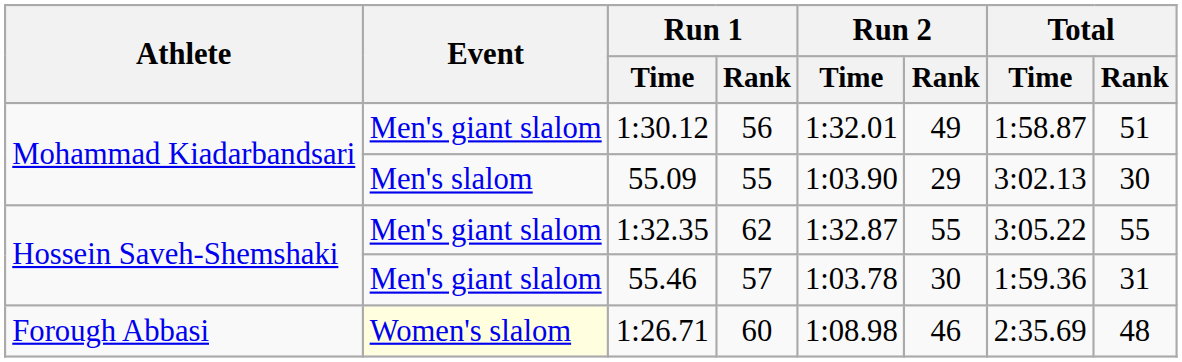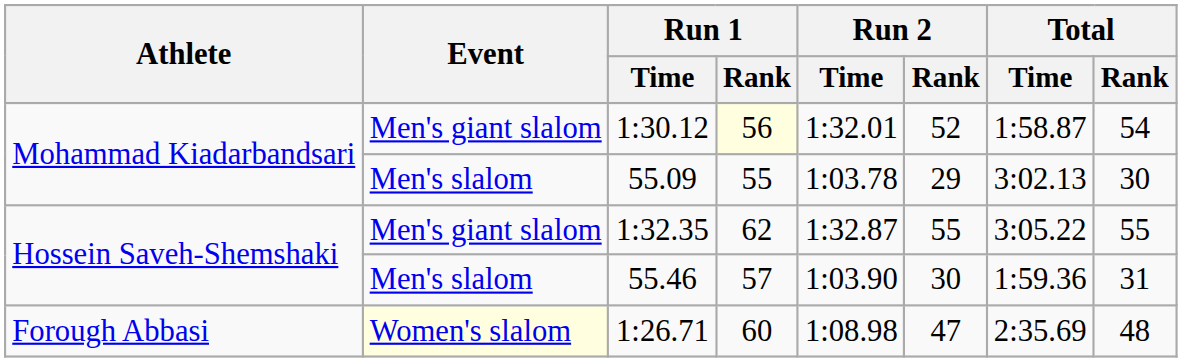(757, 128) no background -> (757, 128) lightyellow background
(946, 128) 49 -> (946, 128) 52
(1135, 128) 51 -> (1135, 128) 54
(851, 179) 1:03.90 -> (851, 179) 1:03.78
(486, 280) Men's giant slalom -> (451, 280) Men's slalom
(851, 280) 1:03.78 -> (851, 280) 1:03.90
(946, 330) 46 -> (946, 330) 47
